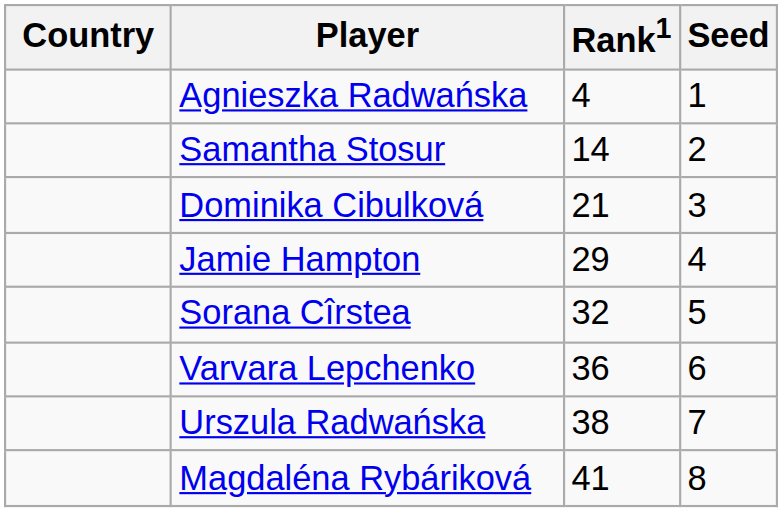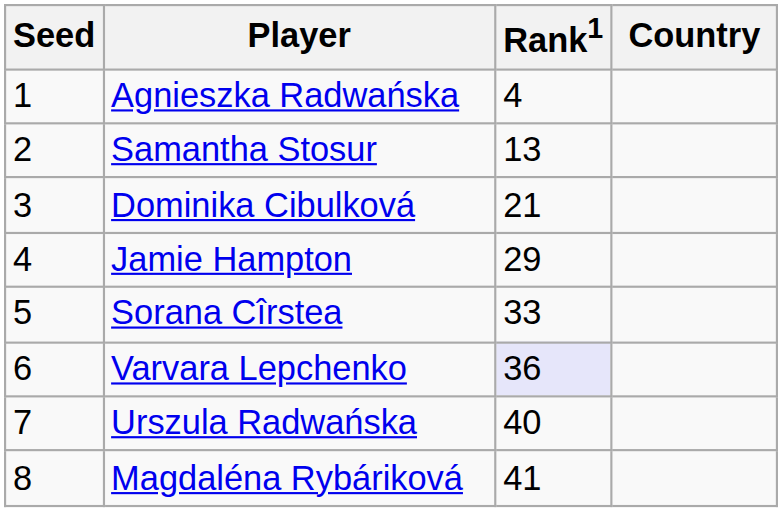columns swapped: (88, 36) <-> (729, 36)
(591, 150) 14 -> (522, 150) 13
(591, 313) 32 -> (522, 313) 33
(591, 368) no background -> (522, 368) lavender background
(591, 422) 38 -> (522, 422) 40
